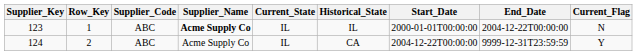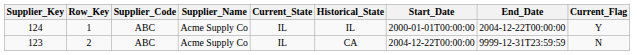(35, 27) 123 -> (35, 27) 124
(216, 27) bold -> (214, 27) normal
(601, 27) N -> (599, 27) Y
(35, 43) 124 -> (35, 43) 123
(601, 43) Y -> (599, 43) N
